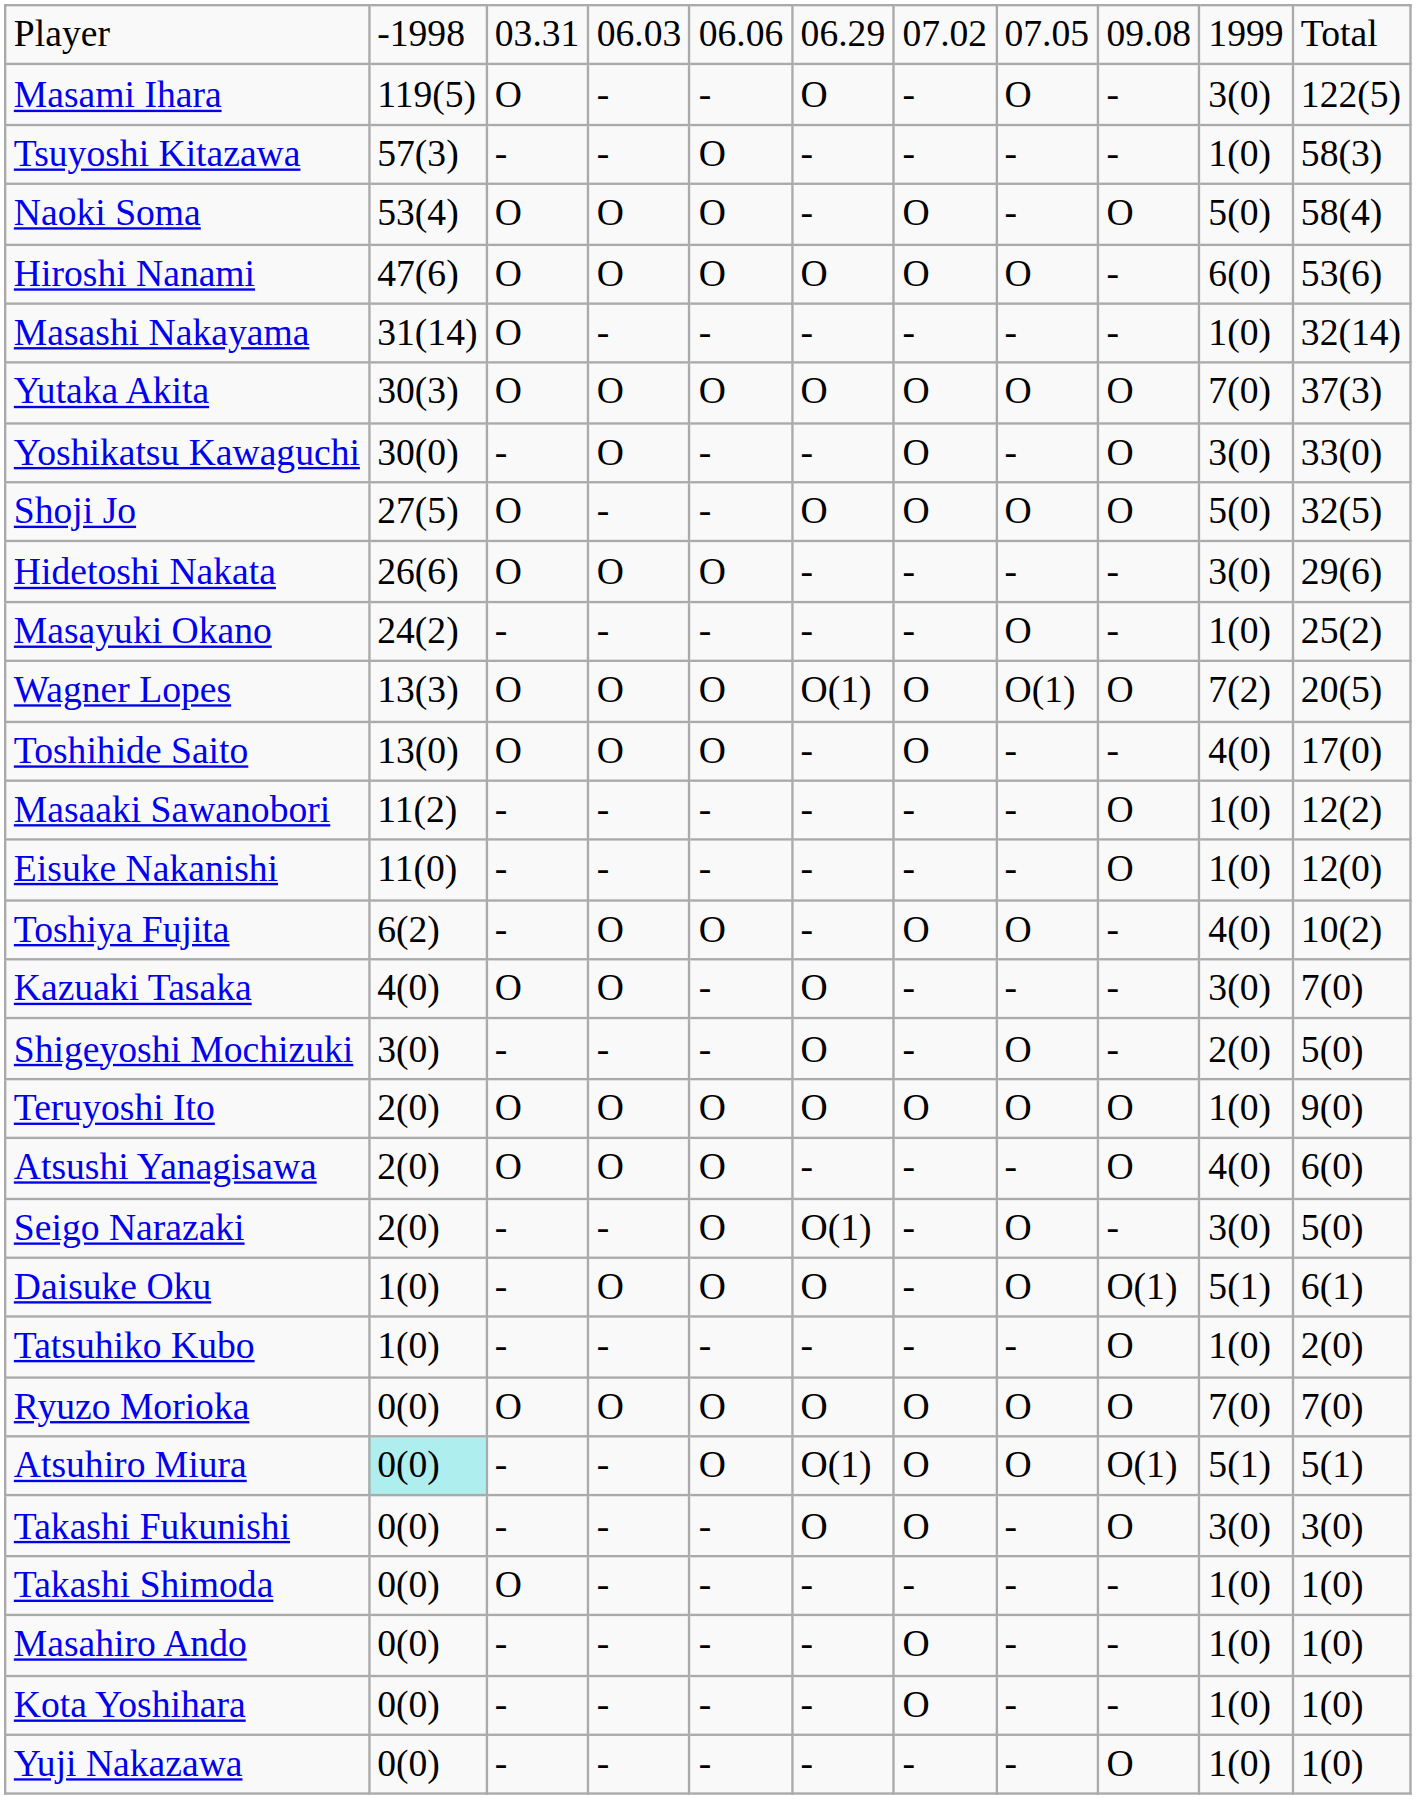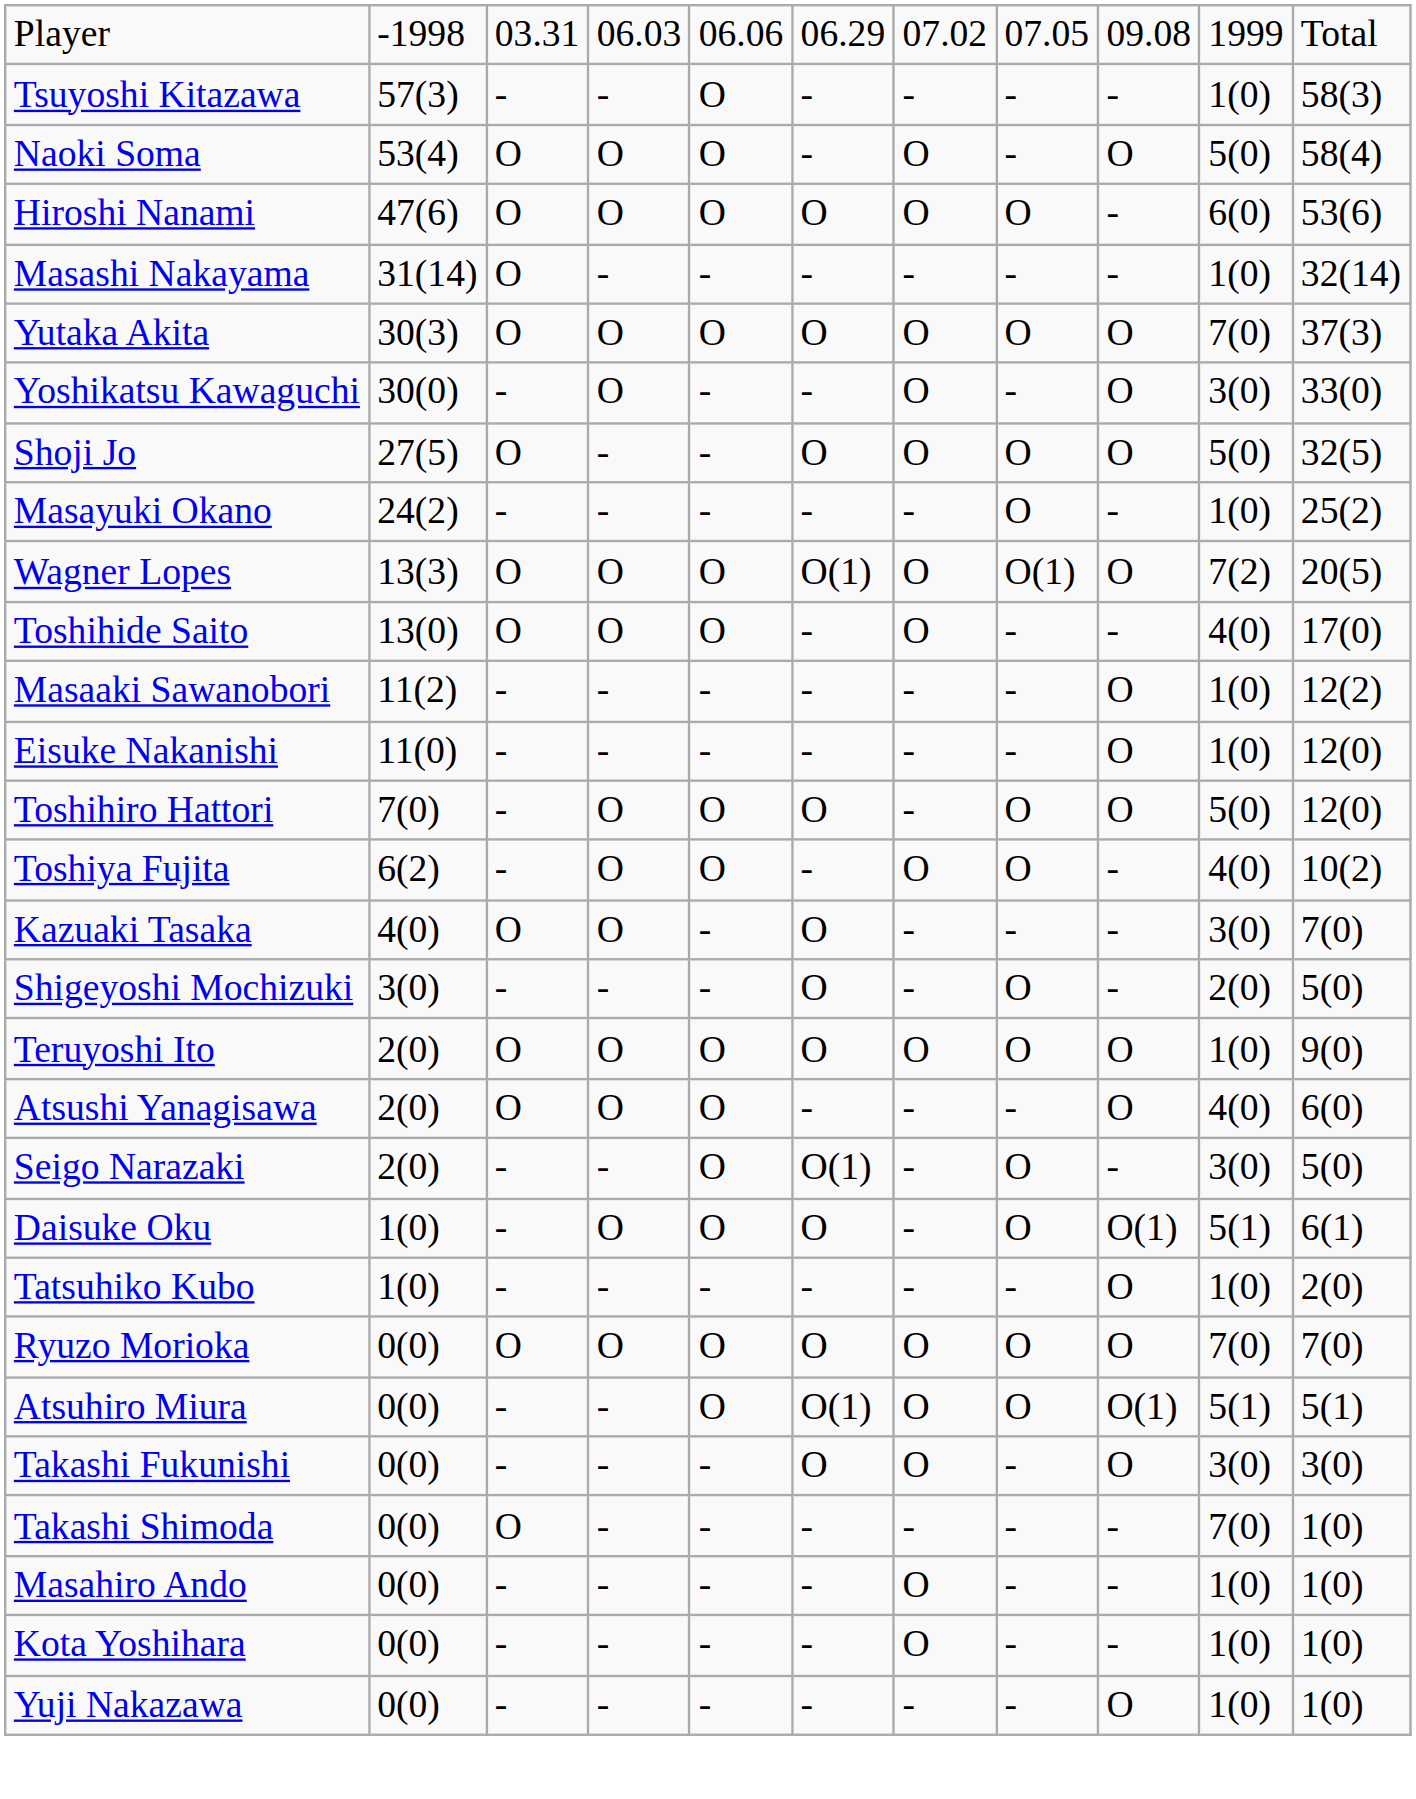- row: (118, 93)
- row: (145, 570)
+ row: (144, 809)
(409, 1465) paleturquoise background -> (409, 1405) no background
(1240, 1584) 1(0) -> (1240, 1525) 7(0)
